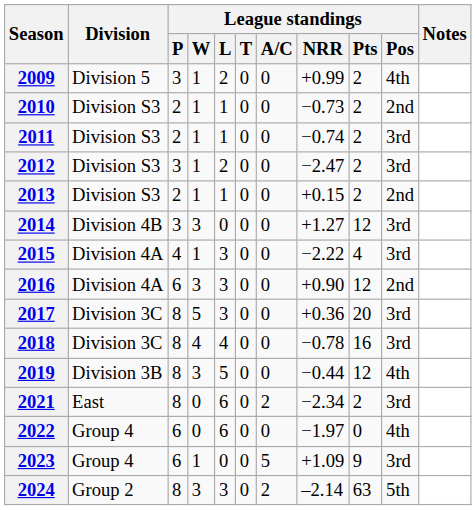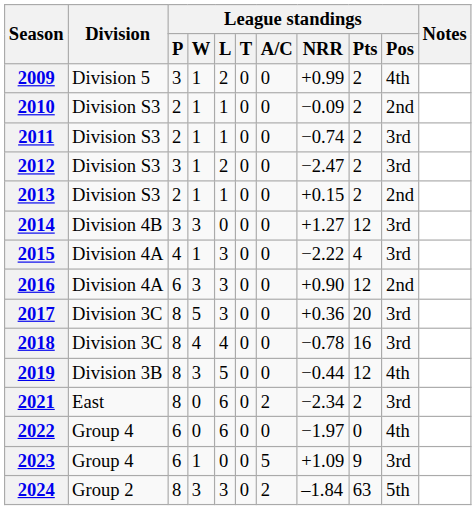(323, 107) −0.73 -> (323, 107) −0.09
(322, 490) –2.14 -> (322, 490) –1.84
